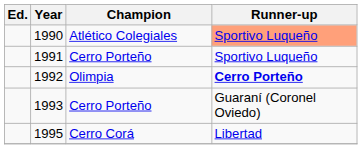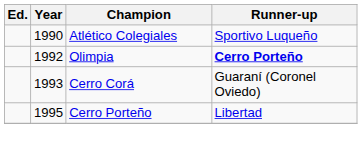(266, 35) lightsalmon background -> (266, 35) no background
- row: (48, 56)
(110, 105) Cerro Porteño -> (102, 84) Cerro Corá
(102, 133) Cerro Corá -> (110, 112) Cerro Porteño
